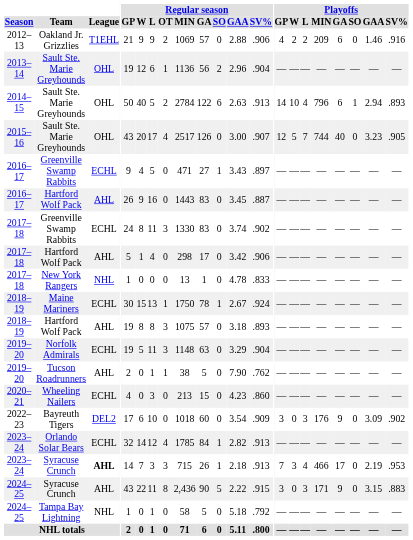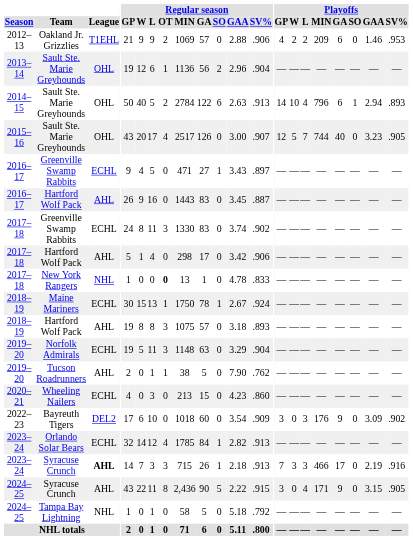(397, 40) .916 -> (397, 40) .953
(165, 280) normal -> (165, 280) bold
(305, 465) 4 -> (305, 465) 3
(397, 465) .953 -> (397, 465) .916
(305, 489) 3 -> (305, 489) 4
(397, 489) .883 -> (397, 489) .905
